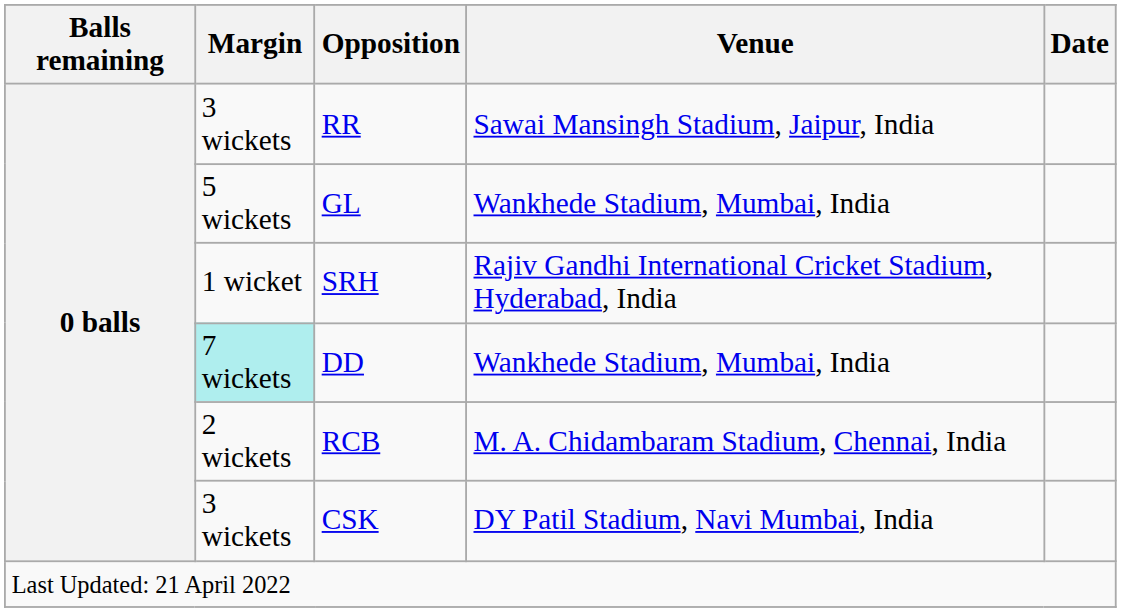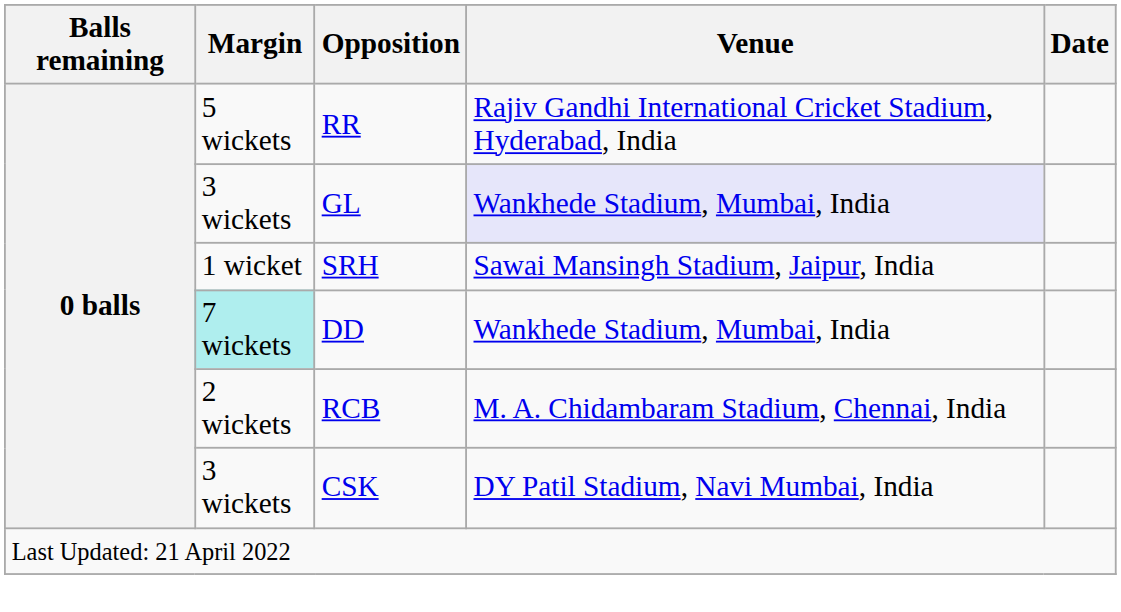(247, 123) 3 wickets -> (247, 123) 5 wickets
(704, 123) Sawai Mansingh Stadium, Jaipur, India -> (733, 123) Rajiv Gandhi International Cricket Stadium, Hyderabad, India
(247, 202) 5 wickets -> (247, 202) 3 wickets
(682, 202) no background -> (682, 202) lavender background
(733, 282) Rajiv Gandhi International Cricket Stadium, Hyderabad, India -> (704, 265) Sawai Mansingh Stadium, Jaipur, India
